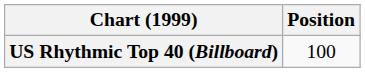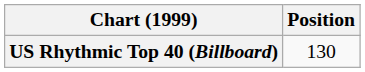(321, 51) 100 -> (321, 51) 130
